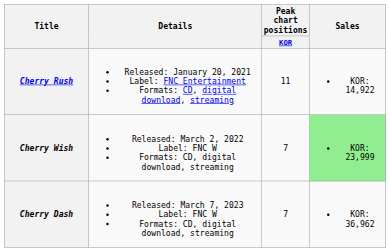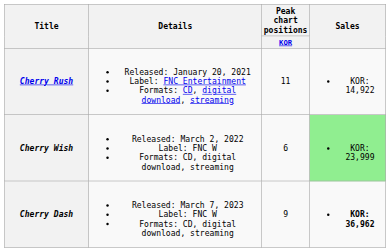(286, 148) 7 -> (286, 148) 6
(286, 214) 7 -> (286, 214) 9
(348, 219) normal -> (348, 219) bold
